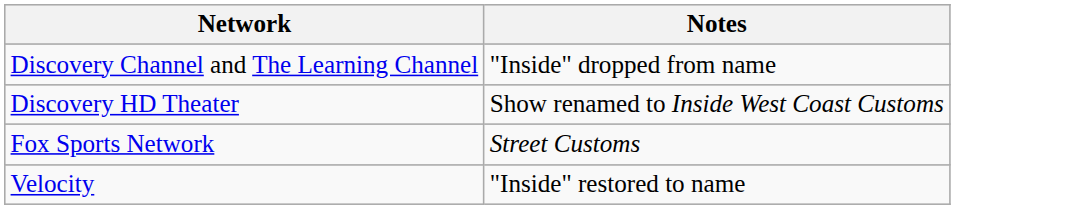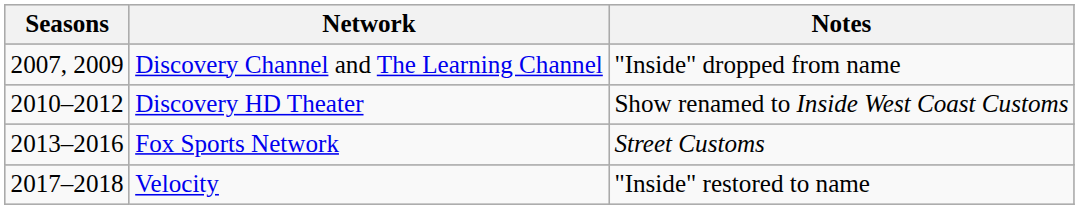+ column: (67, 24)
